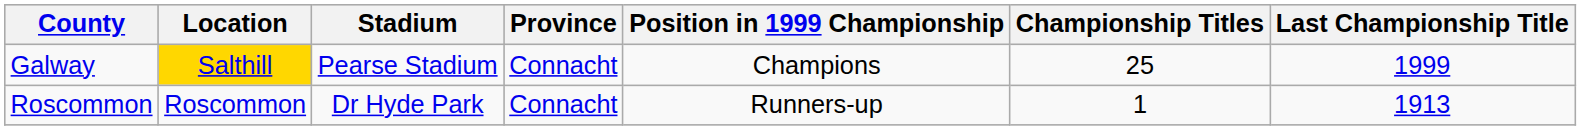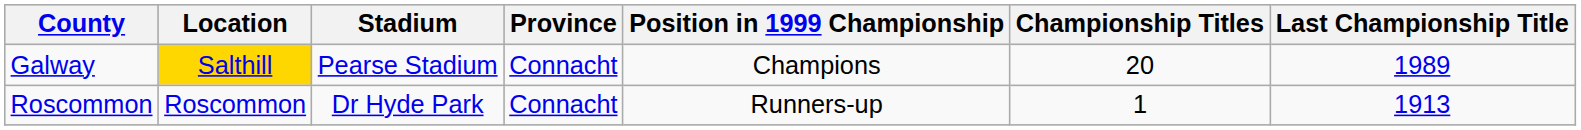(1140, 64) 25 -> (1140, 64) 20
(1422, 64) 1999 -> (1422, 64) 1989
